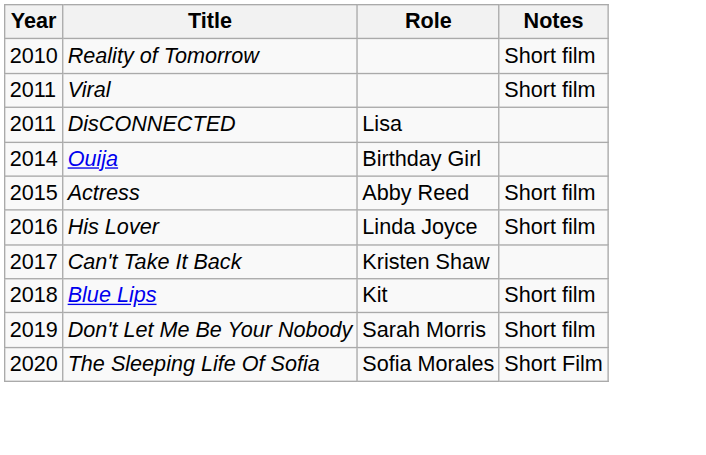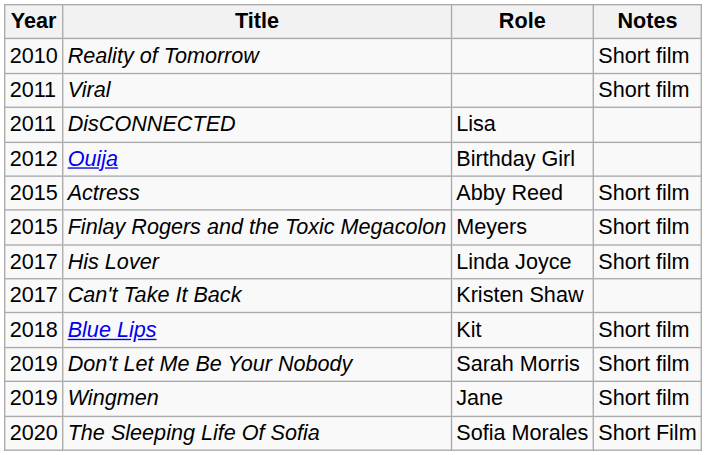(34, 158) 2014 -> (34, 158) 2012
+ row: (257, 227)
(34, 227) 2016 -> (34, 261) 2017
+ row: (113, 398)
